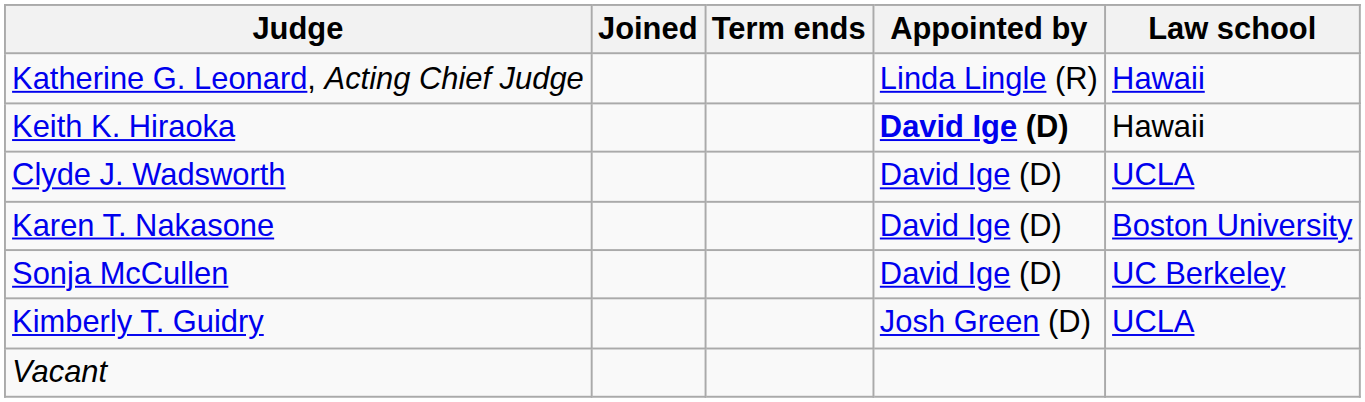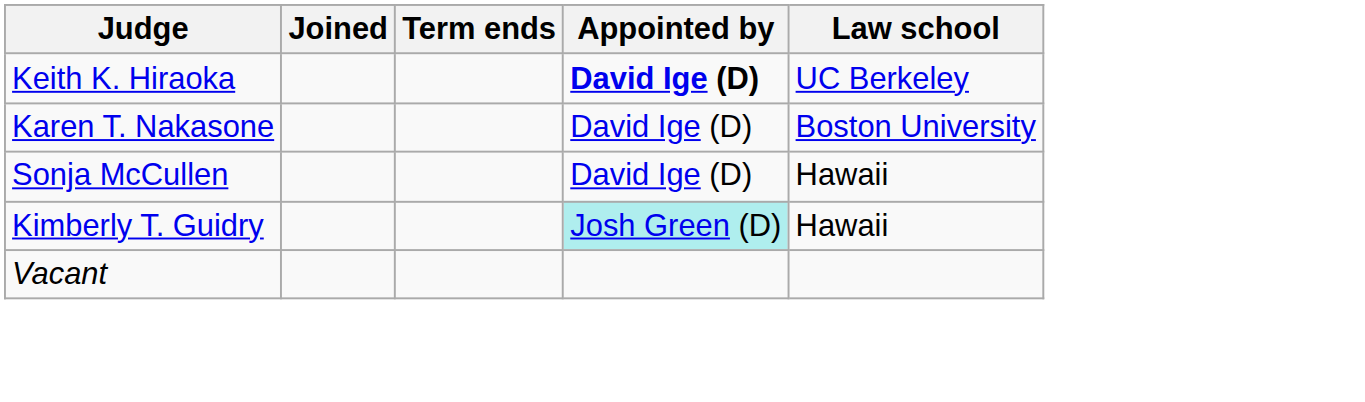- row: (298, 77)
(1158, 126) Hawaii -> (882, 77) UC Berkeley
- row: (149, 175)
(1199, 273) UC Berkeley -> (842, 175) Hawaii
(985, 322) no background -> (676, 224) paleturquoise background
(1153, 322) UCLA -> (842, 224) Hawaii
